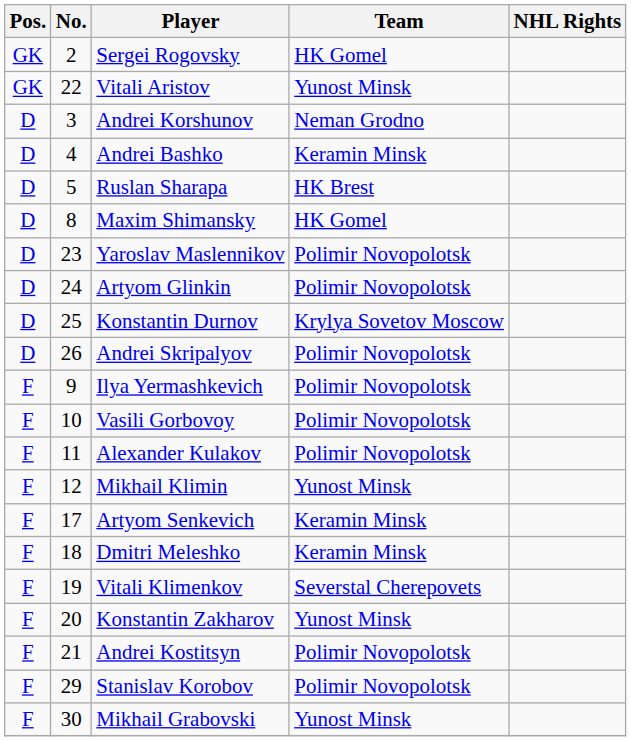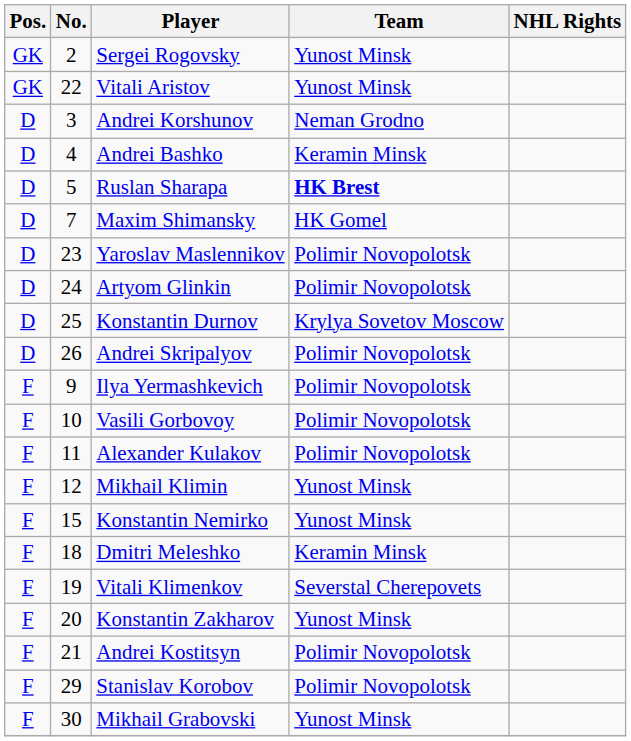(341, 54) HK Gomel -> (353, 54) Yunost Minsk
(334, 187) normal -> (337, 187) bold
(71, 220) 8 -> (71, 220) 7
+ row: (182, 519)
- row: (175, 519)
